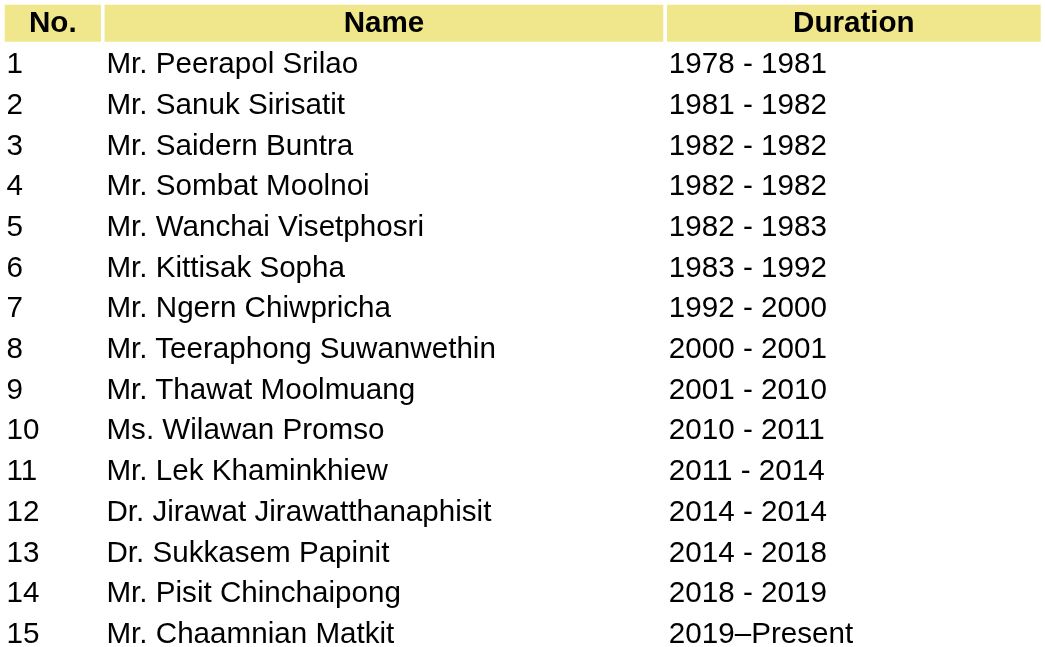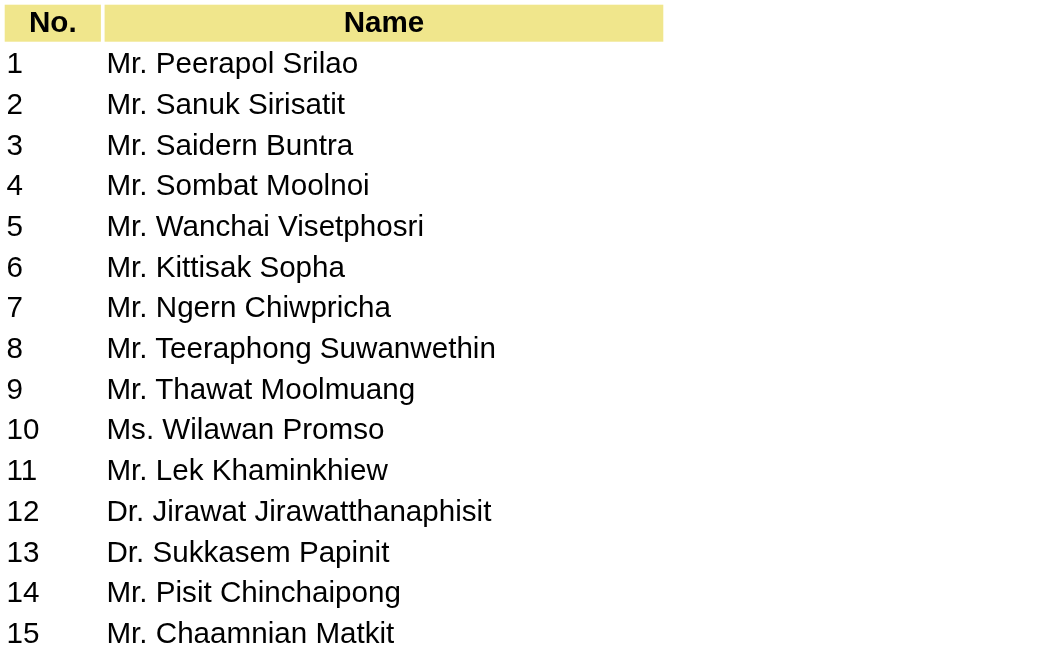- column: (854, 22)
